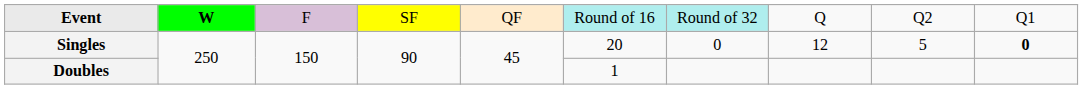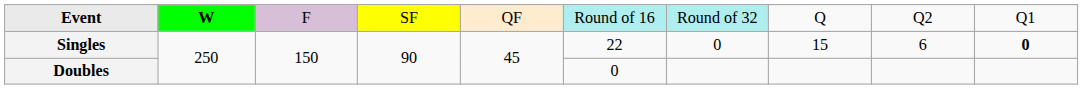(615, 44) 20 -> (615, 44) 22
(820, 44) 12 -> (820, 44) 15
(923, 44) 5 -> (923, 44) 6
(615, 71) 1 -> (615, 71) 0
